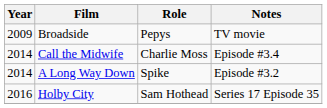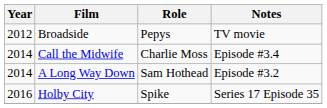(20, 34) 2009 -> (20, 34) 2012
(155, 73) Spike -> (174, 73) Sam Hothead
(174, 93) Sam Hothead -> (155, 93) Spike
